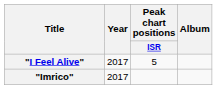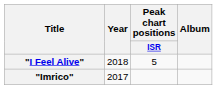(118, 61) 2017 -> (118, 61) 2018
